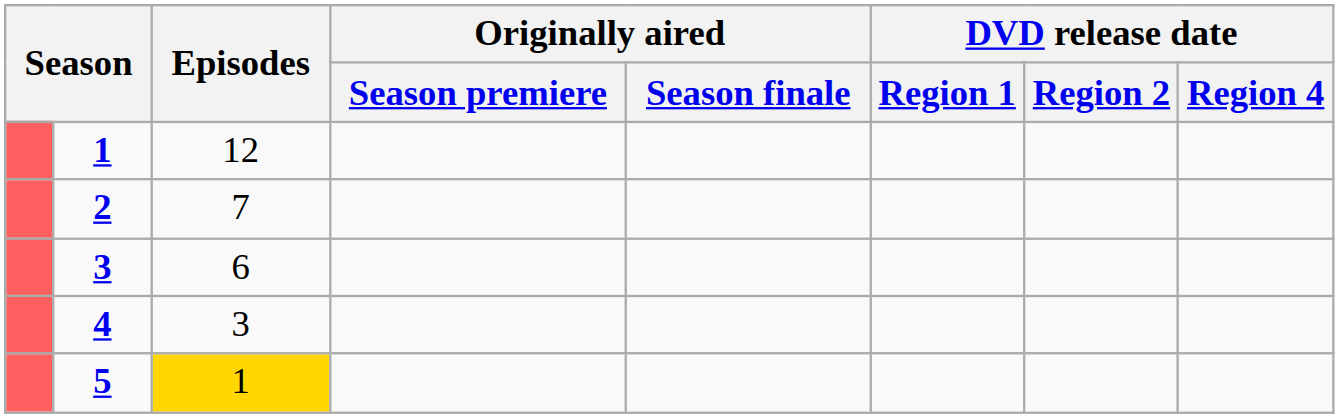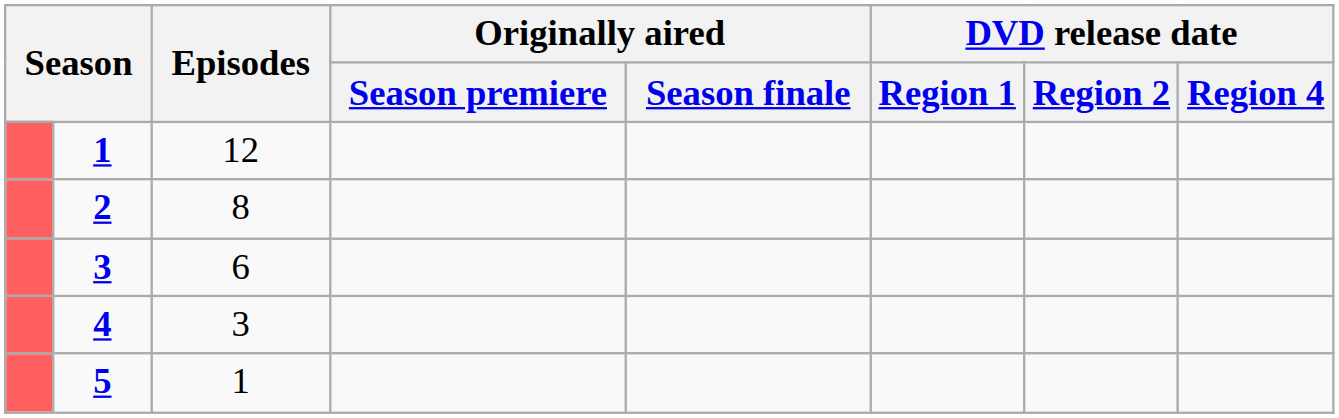(241, 207) 7 -> (241, 207) 8
(241, 382) gold background -> (241, 382) no background
